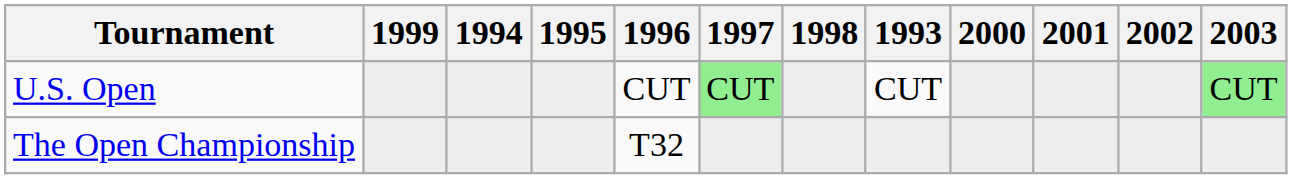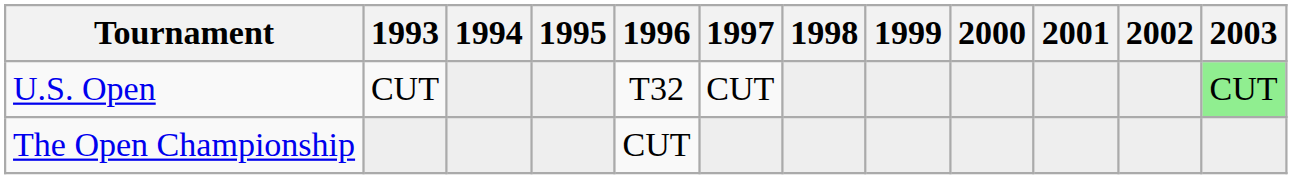columns swapped: (908, 32) <-> (405, 32)
(657, 88) CUT -> (657, 88) T32
(740, 88) lightgreen background -> (740, 88) no background
(657, 145) T32 -> (657, 145) CUT
